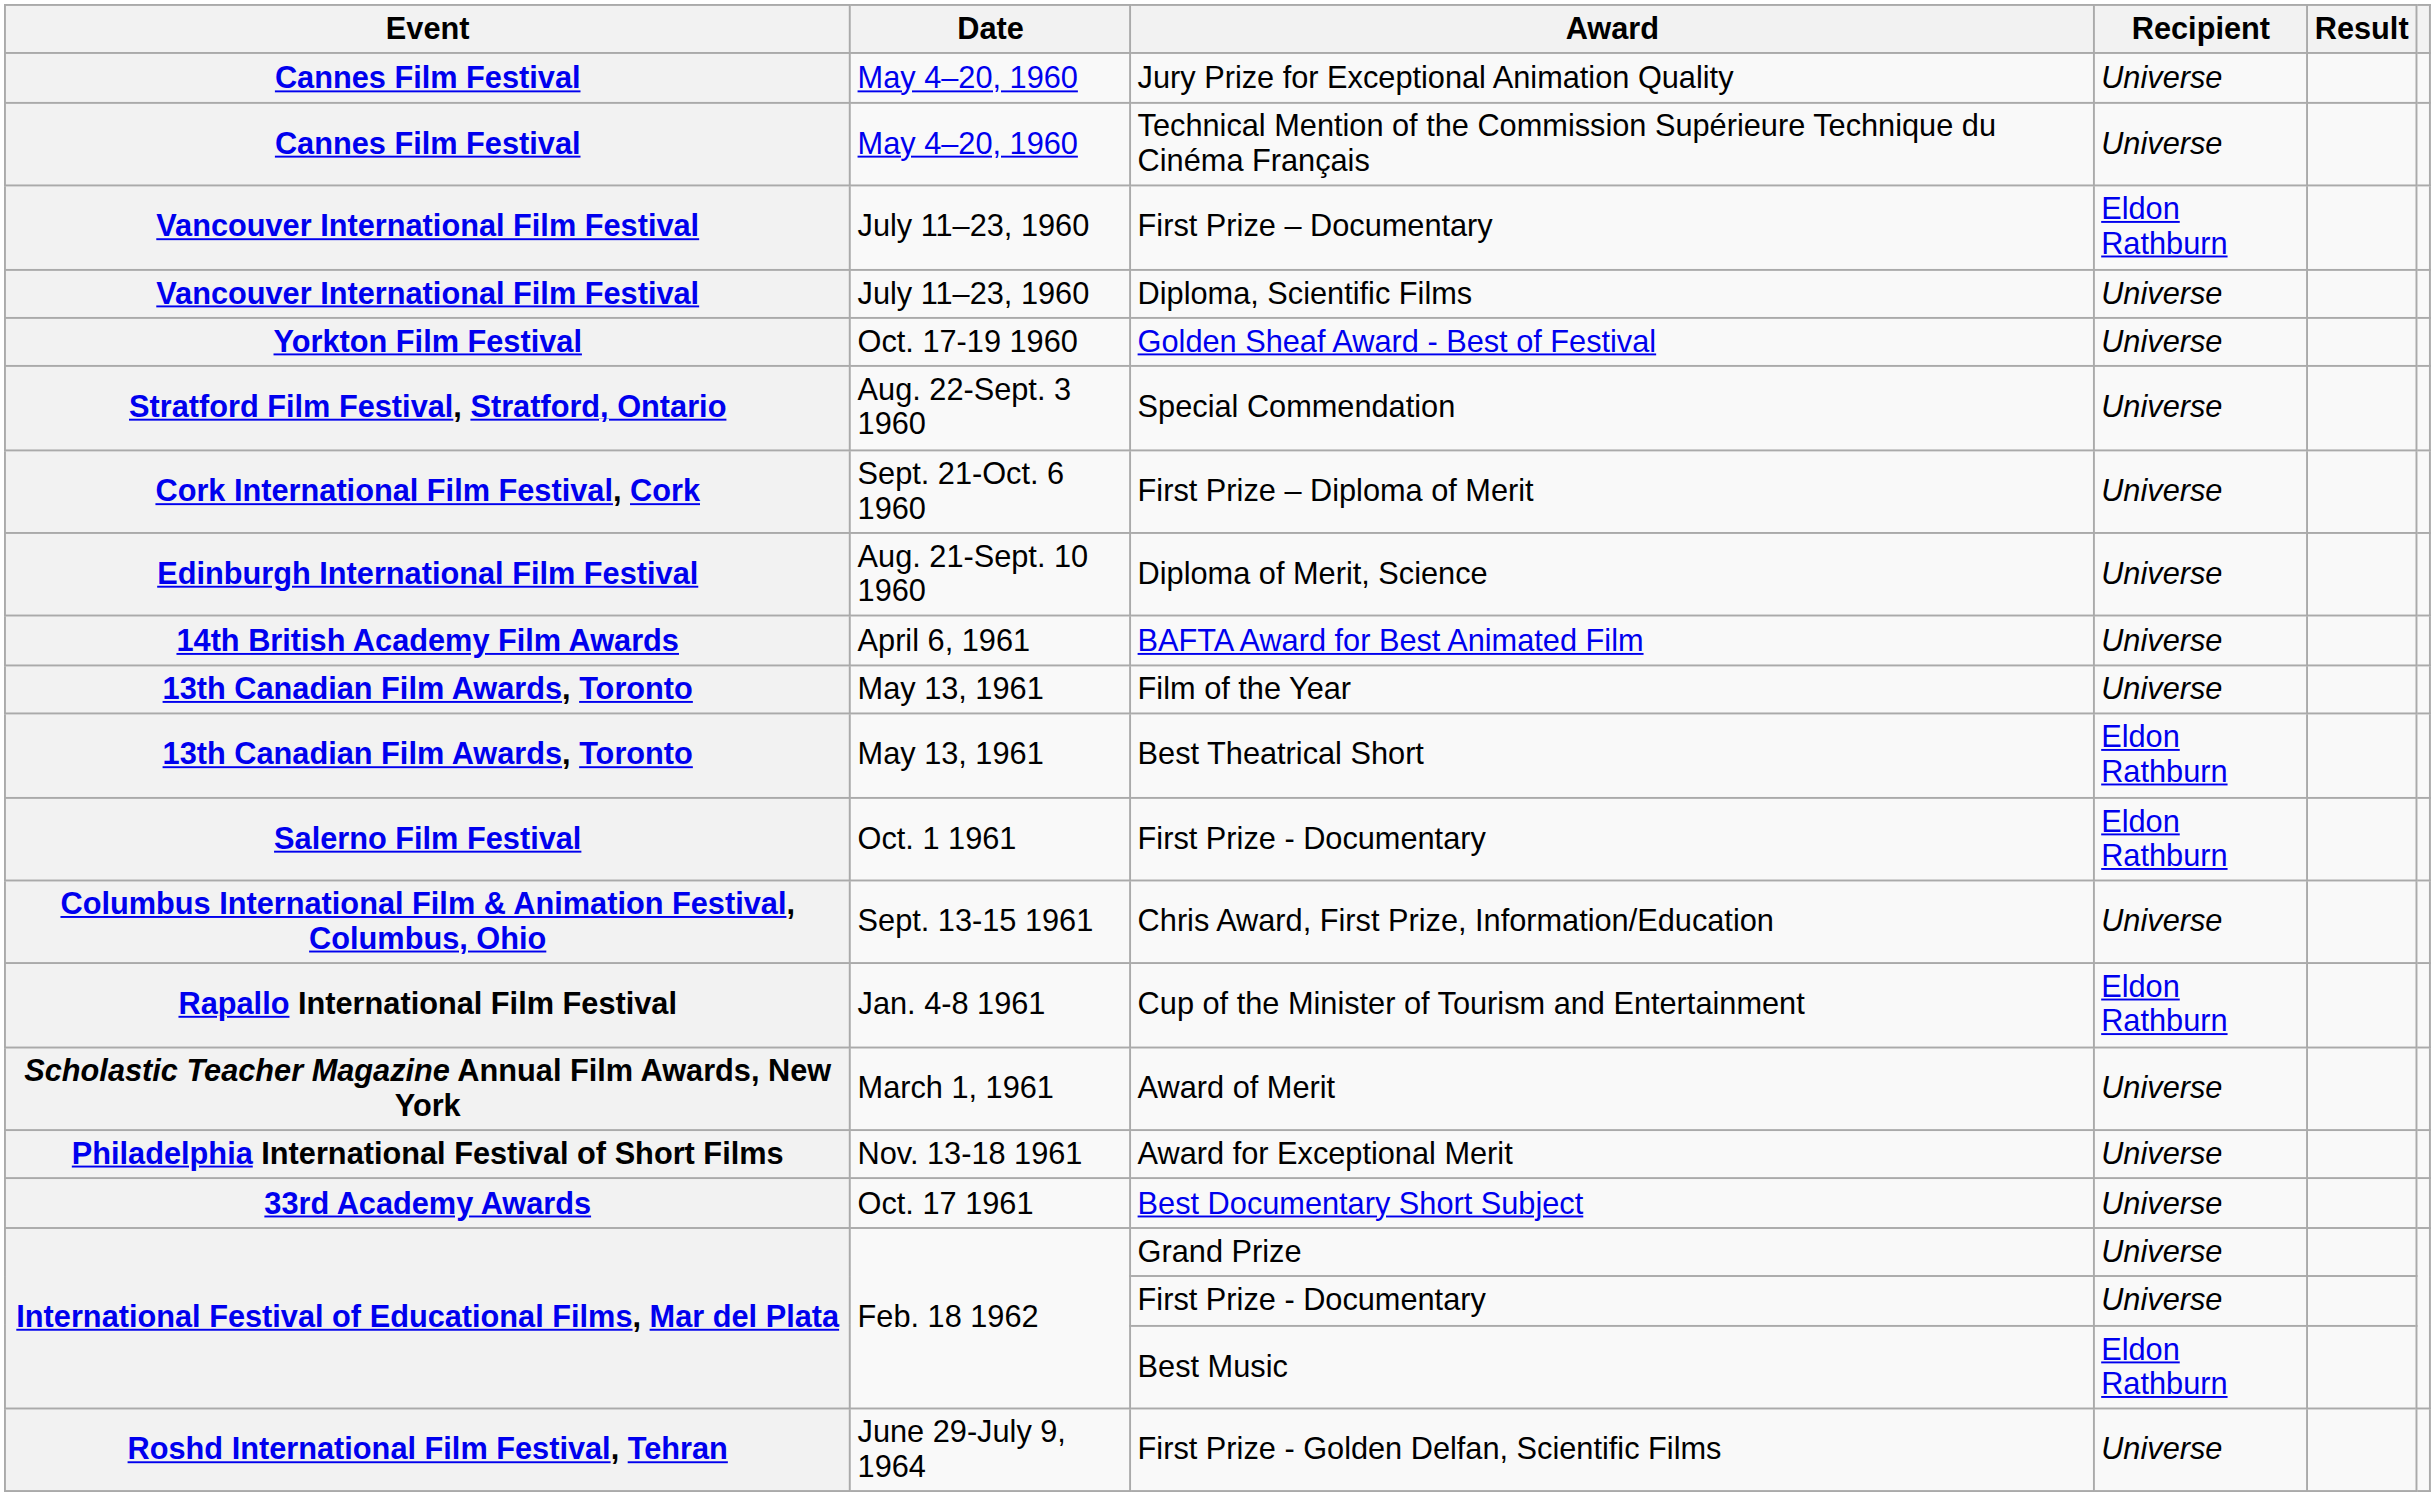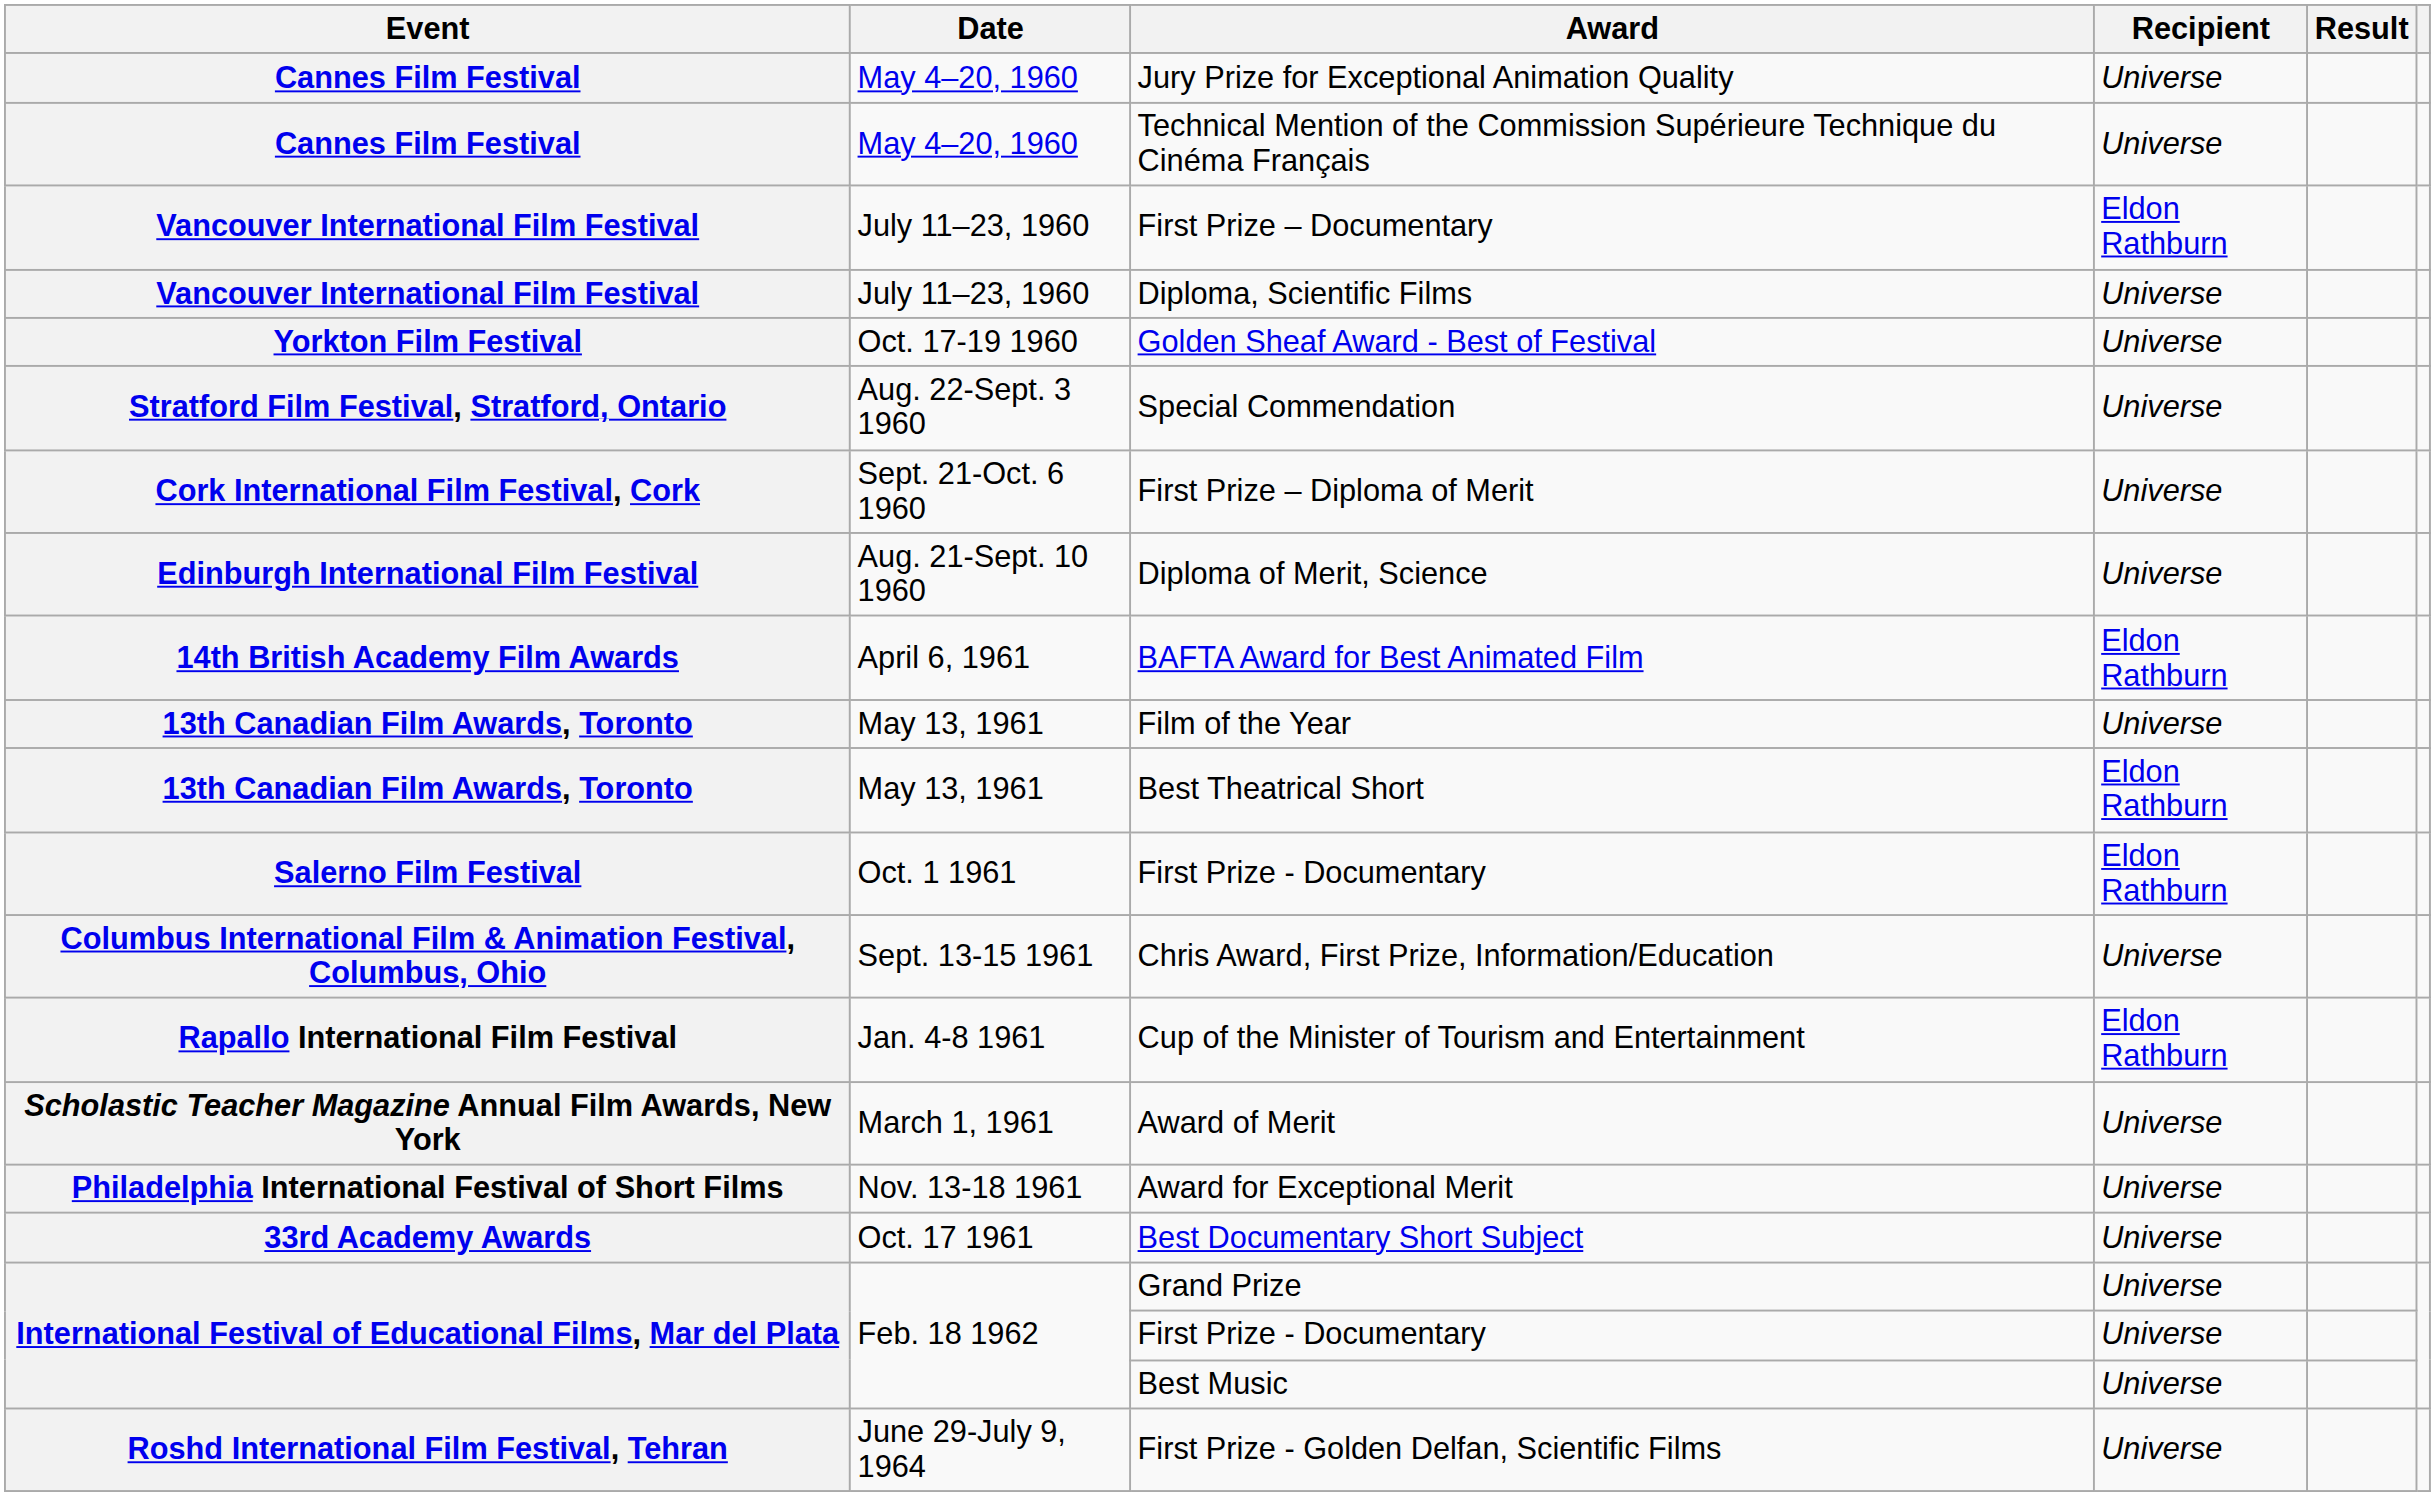(2162, 640) Universe -> (2164, 657) Eldon Rathburn
(2164, 1366) Eldon Rathburn -> (2162, 1383) Universe
